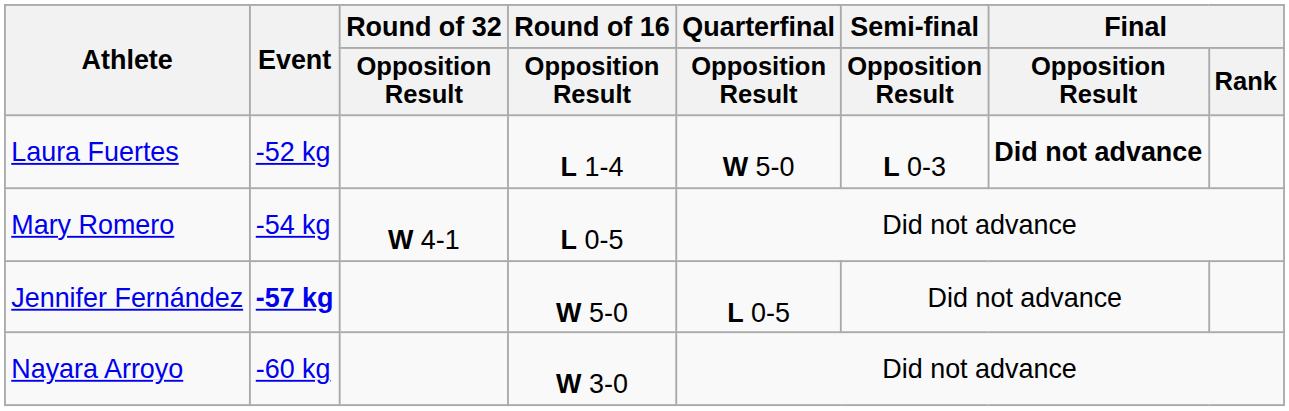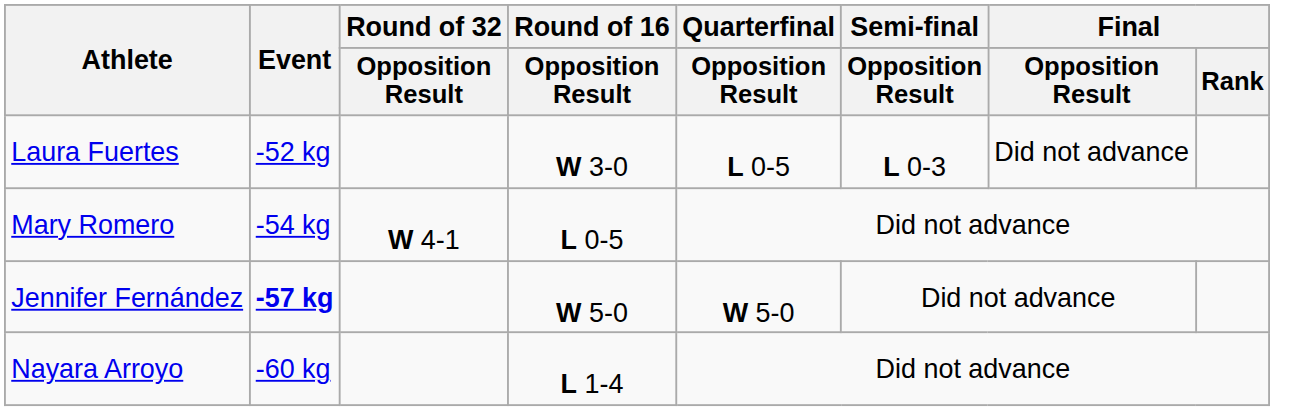(592, 167) L 1-4 -> (592, 167) W 3-0
(759, 167) W 5-0 -> (759, 167) L 0-5
(1098, 152) bold -> (1092, 152) normal
(759, 312) L 0-5 -> (759, 312) W 5-0
(592, 385) W 3-0 -> (592, 385) L 1-4
